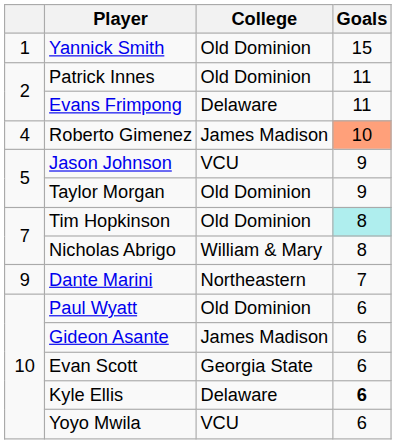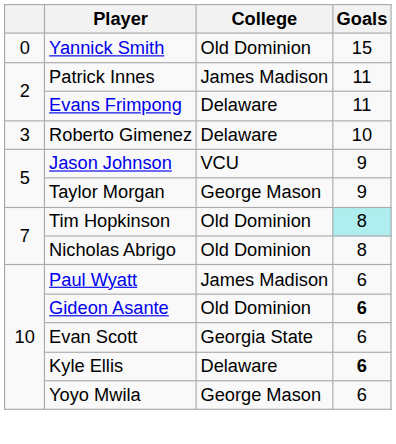(25, 47) 1 -> (25, 47) 0
(256, 76) Old Dominion -> (264, 76) James Madison
(25, 134) 4 -> (25, 134) 3
(264, 134) James Madison -> (239, 134) Delaware
(362, 134) lightsalmon background -> (362, 134) no background
(256, 192) Old Dominion -> (261, 192) George Mason
(261, 250) William & Mary -> (256, 250) Old Dominion
- row: (101, 279)
(256, 308) Old Dominion -> (264, 279) James Madison
(264, 337) James Madison -> (256, 308) Old Dominion
(362, 337) normal -> (362, 308) bold
(220, 423) VCU -> (261, 395) George Mason
